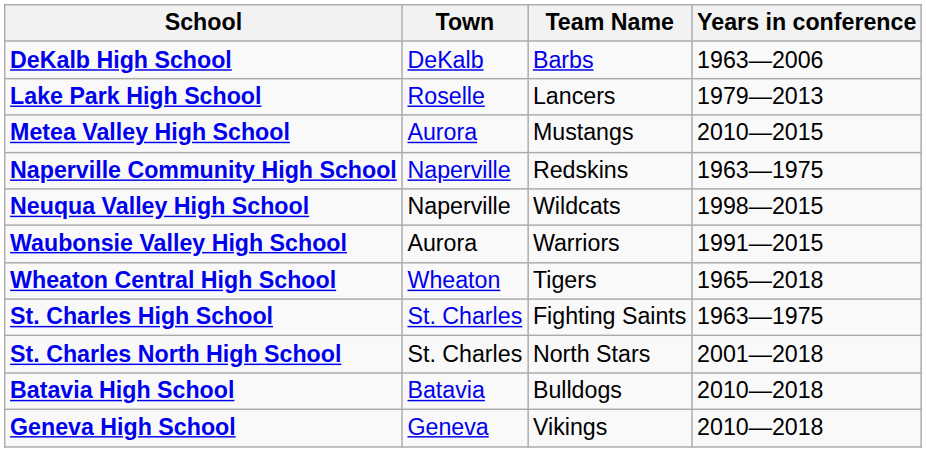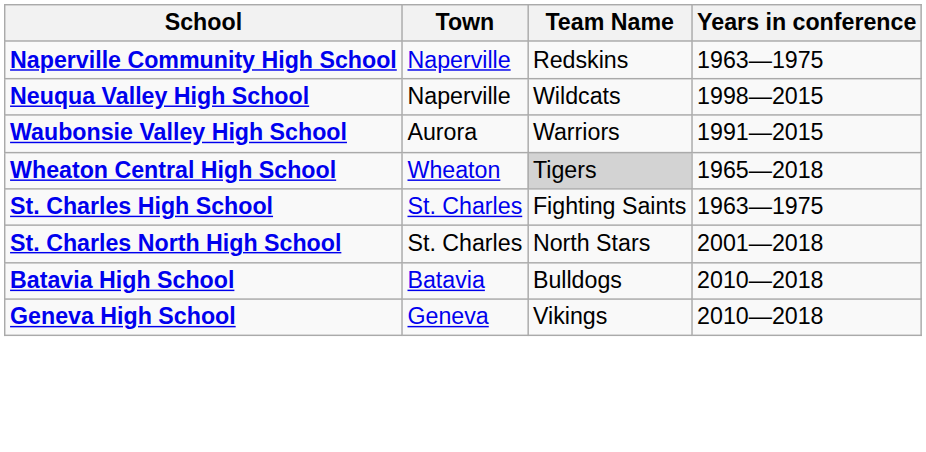- row: (121, 59)
- row: (136, 96)
- row: (150, 133)
(565, 280) no background -> (565, 170) lightgrey background
